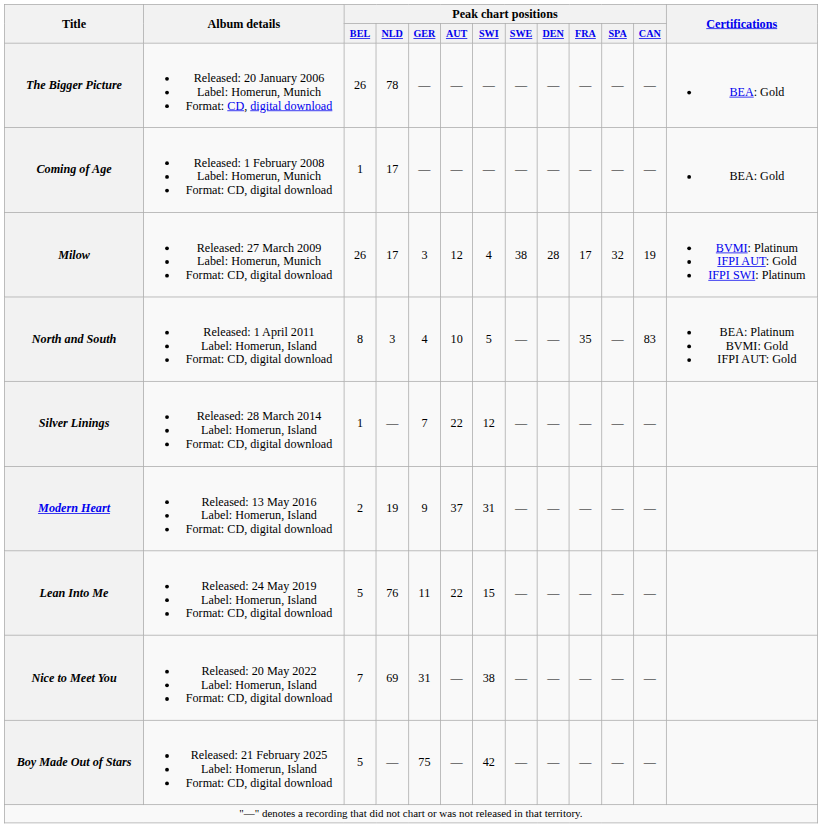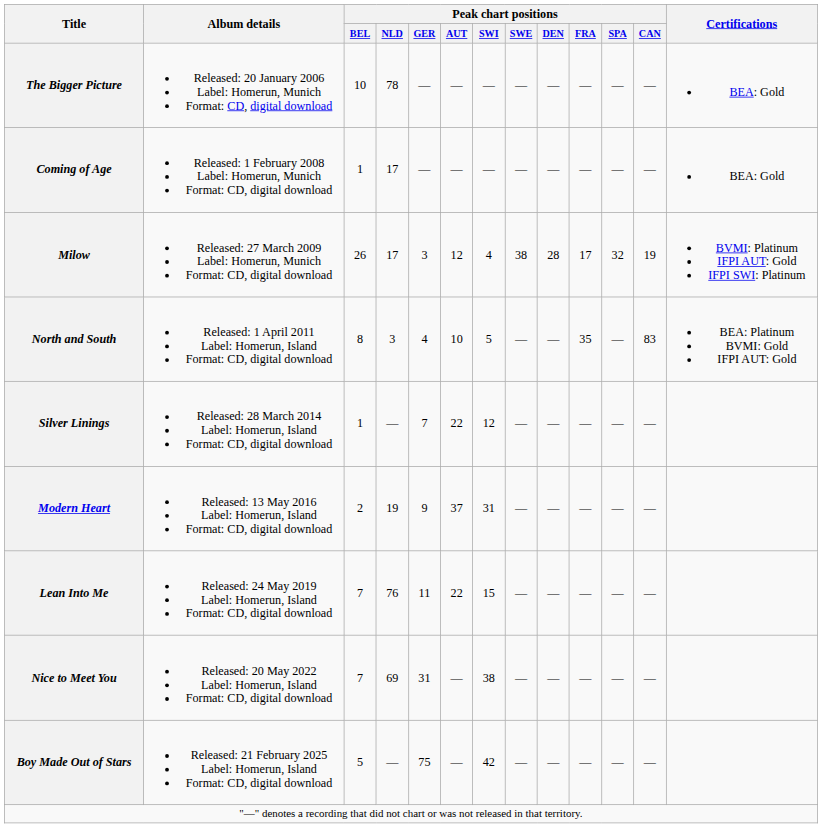(360, 85) 26 -> (360, 85) 10
(360, 593) 5 -> (360, 593) 7
